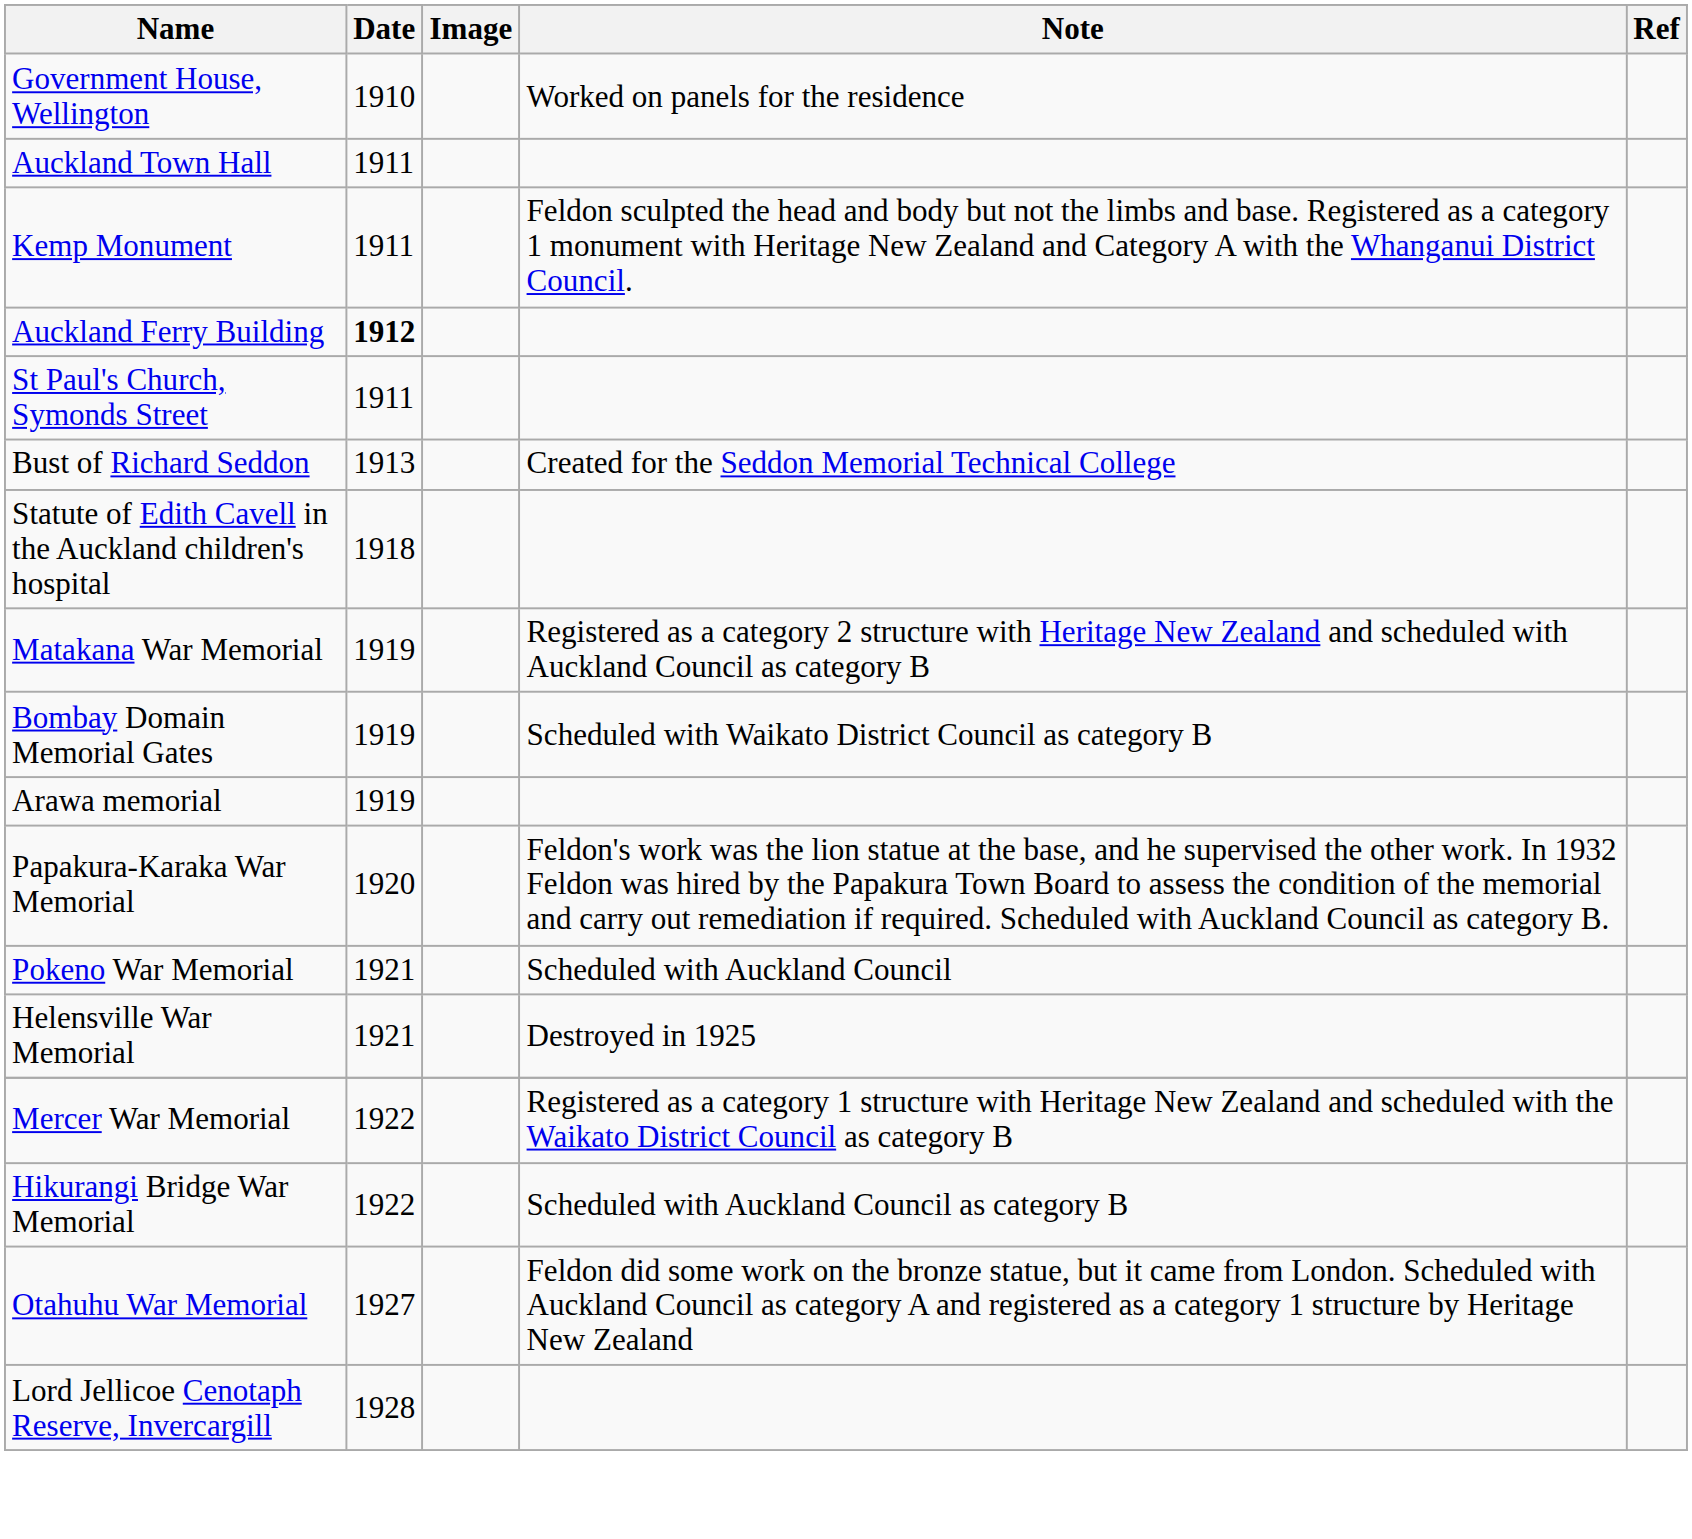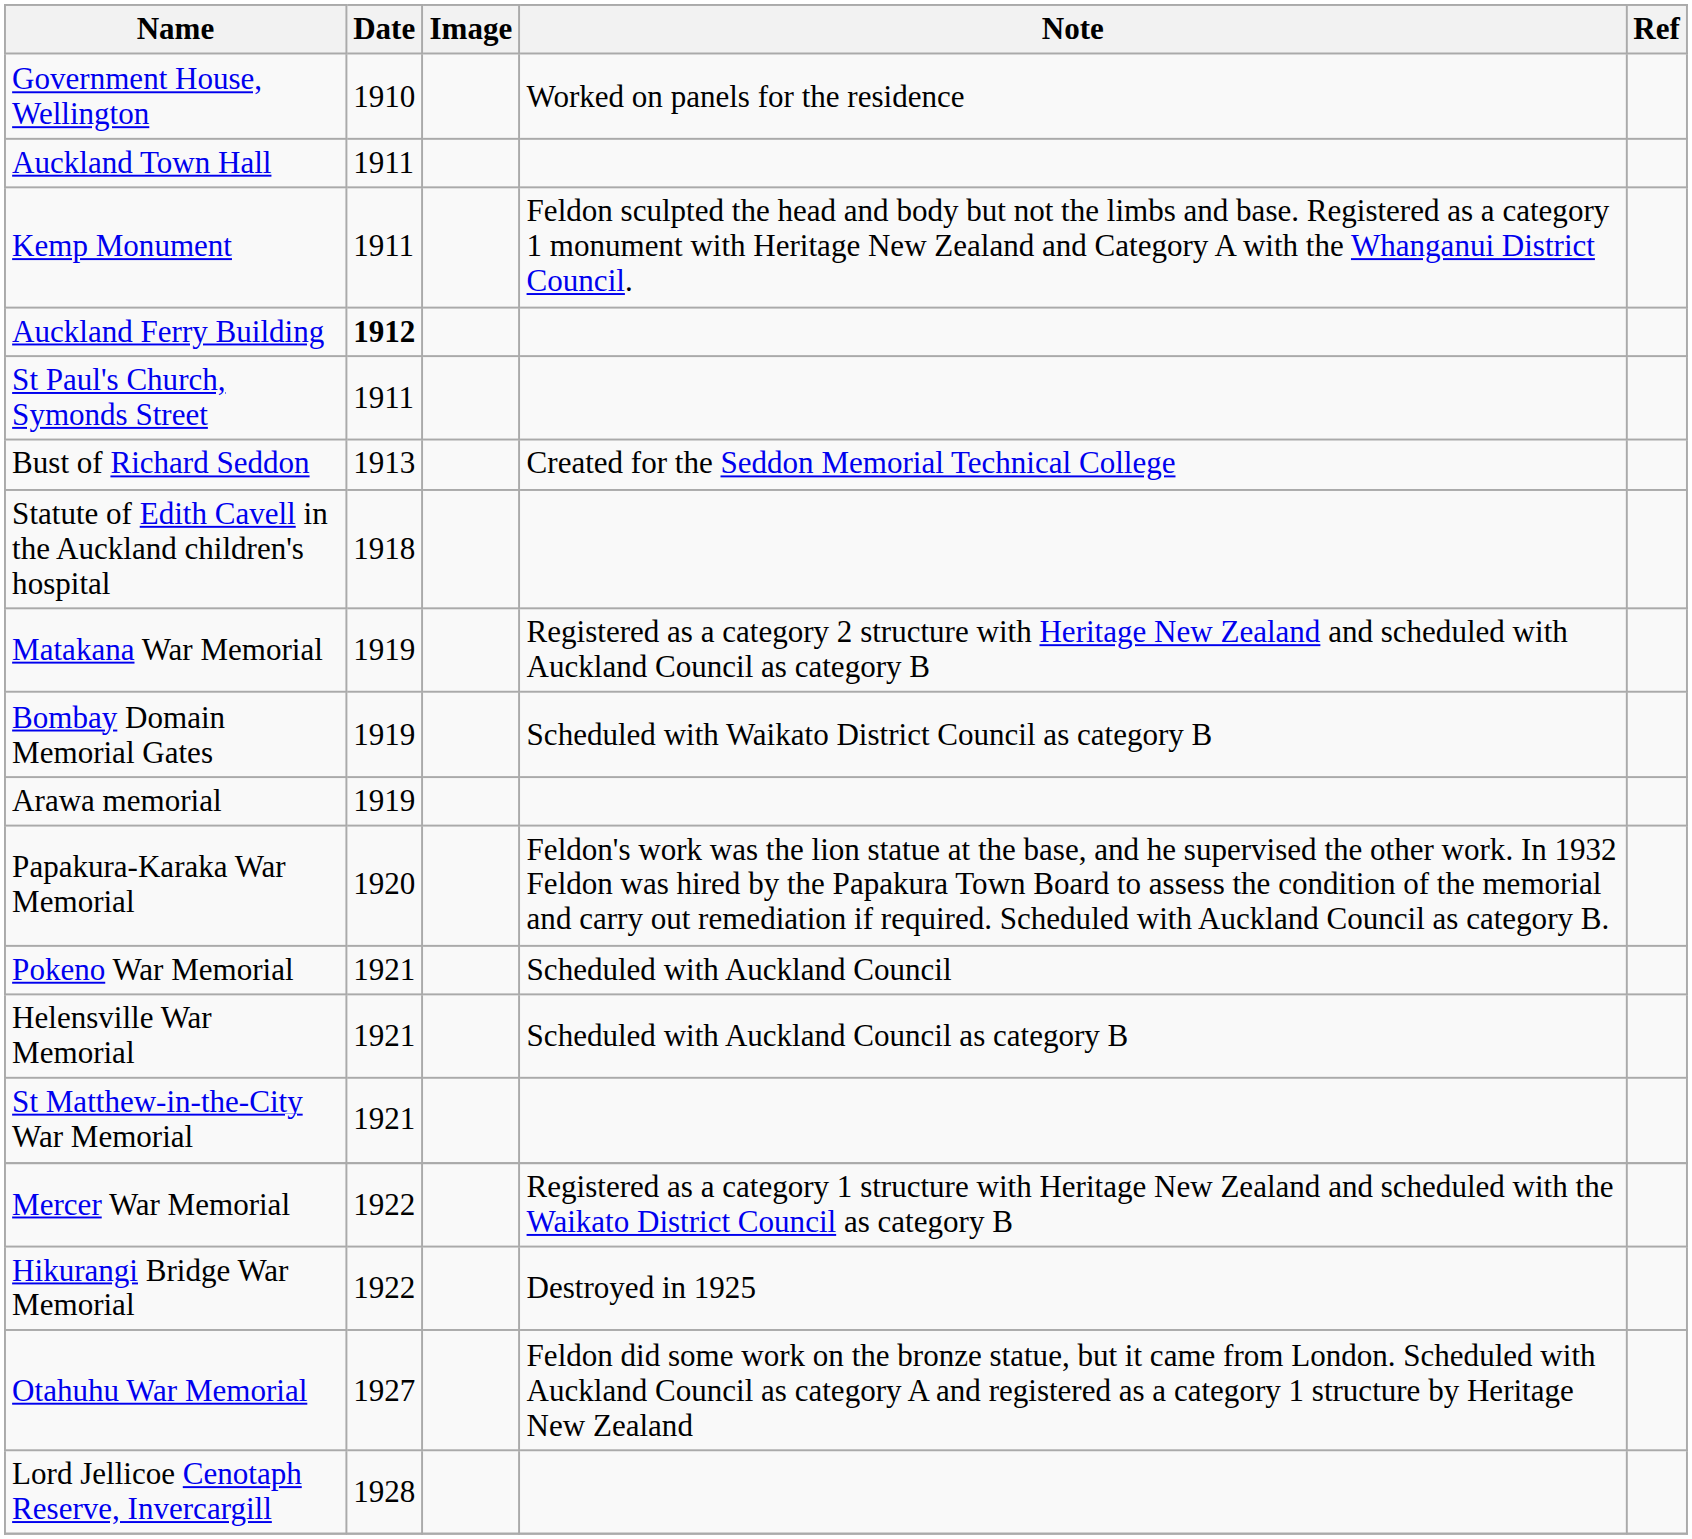(641, 1035) Destroyed in 1925 -> (827, 1035) Scheduled with Auckland Council as category B
+ row: (157, 1119)
(827, 1204) Scheduled with Auckland Council as category B -> (641, 1288) Destroyed in 1925
